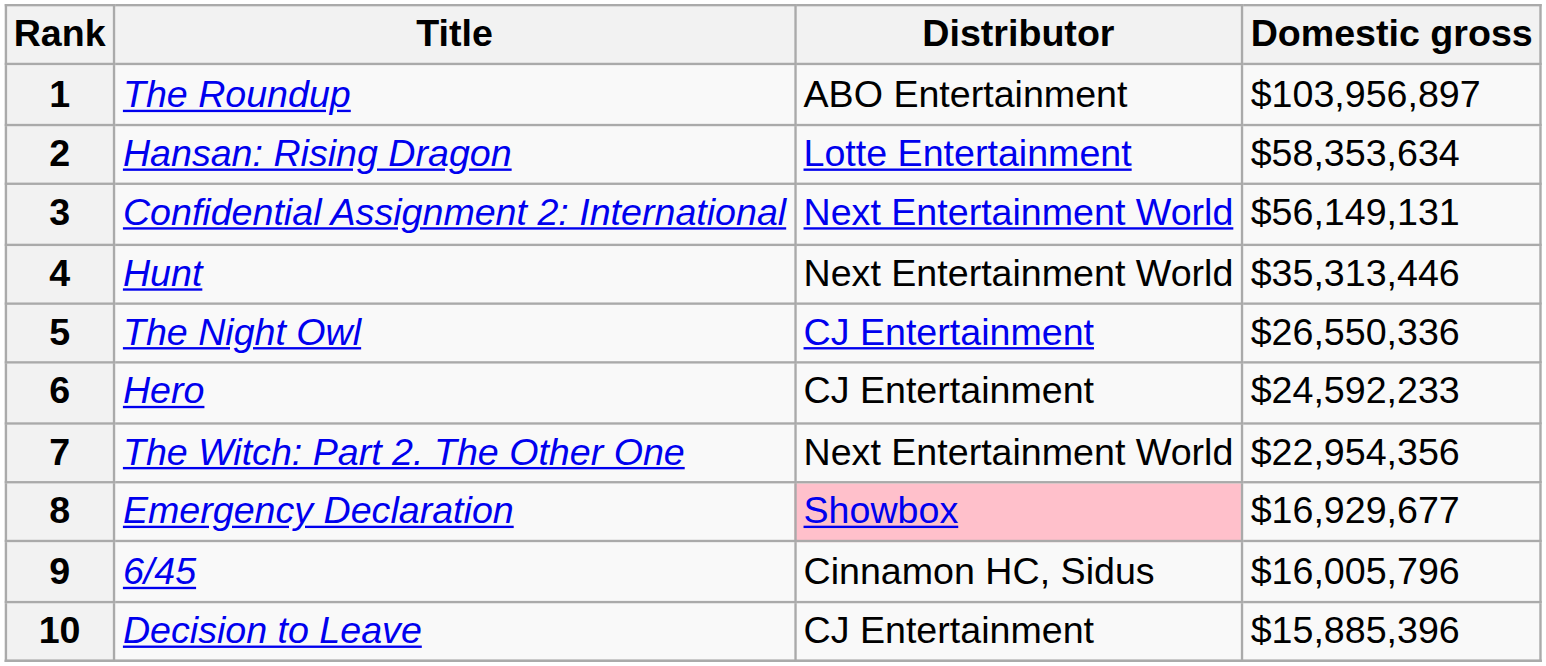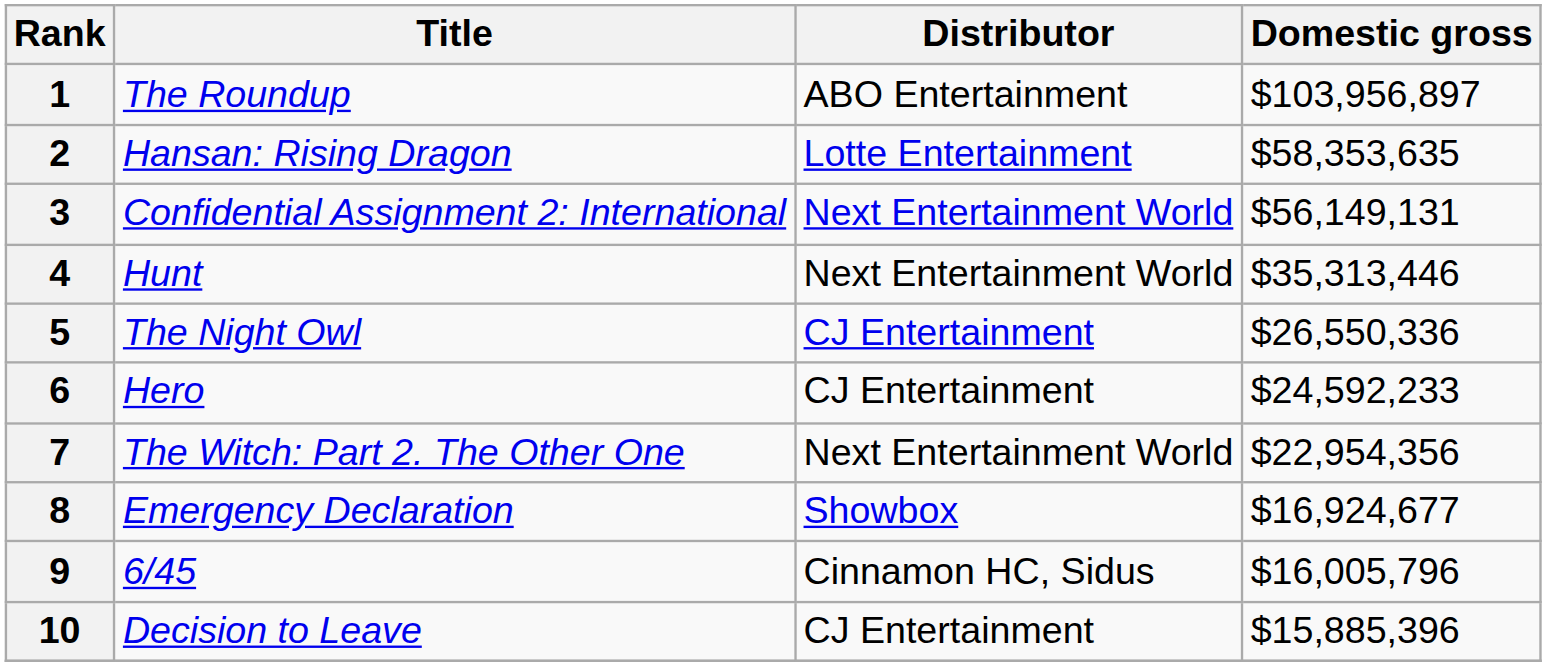(1355, 153) $58,353,634 -> (1355, 153) $58,353,635
(881, 511) pink background -> (881, 511) no background
(1355, 511) $16,929,677 -> (1355, 511) $16,924,677
